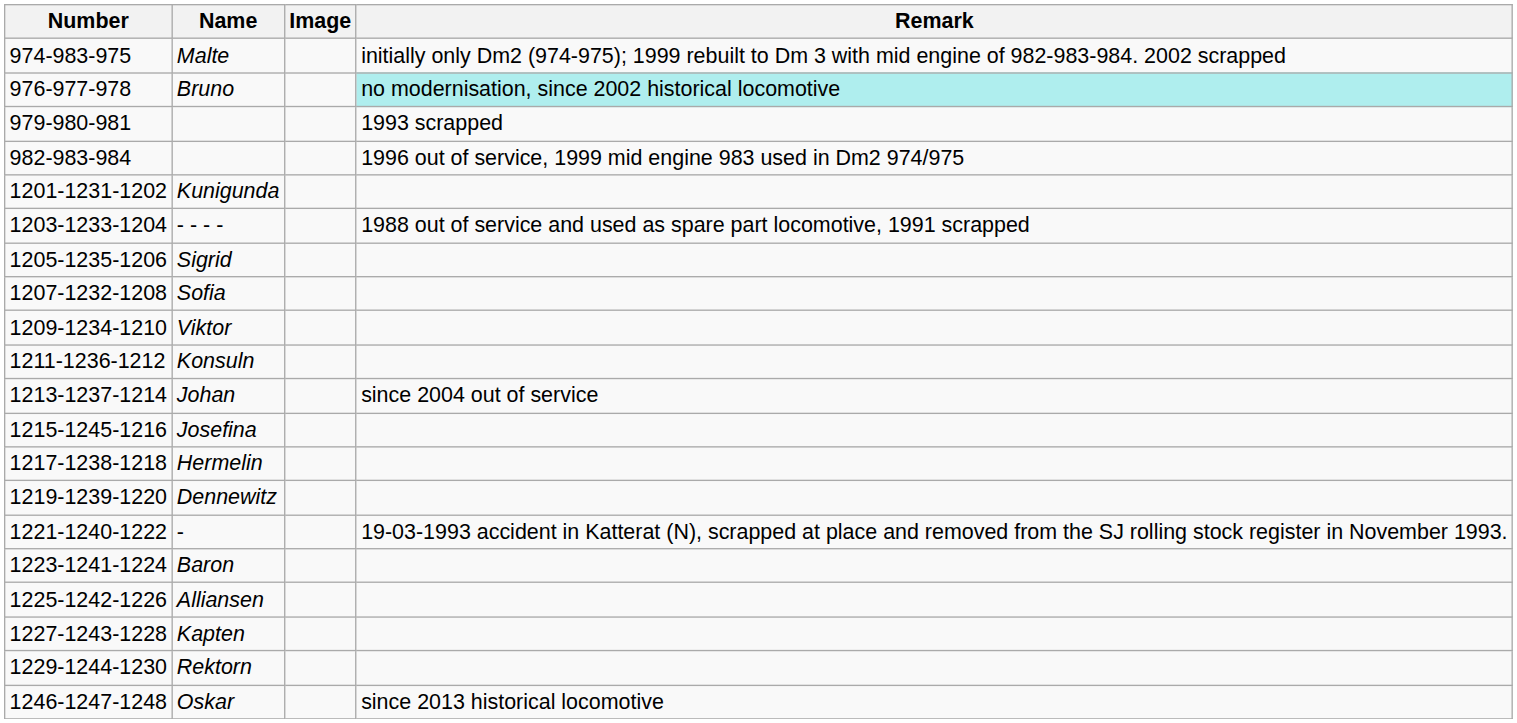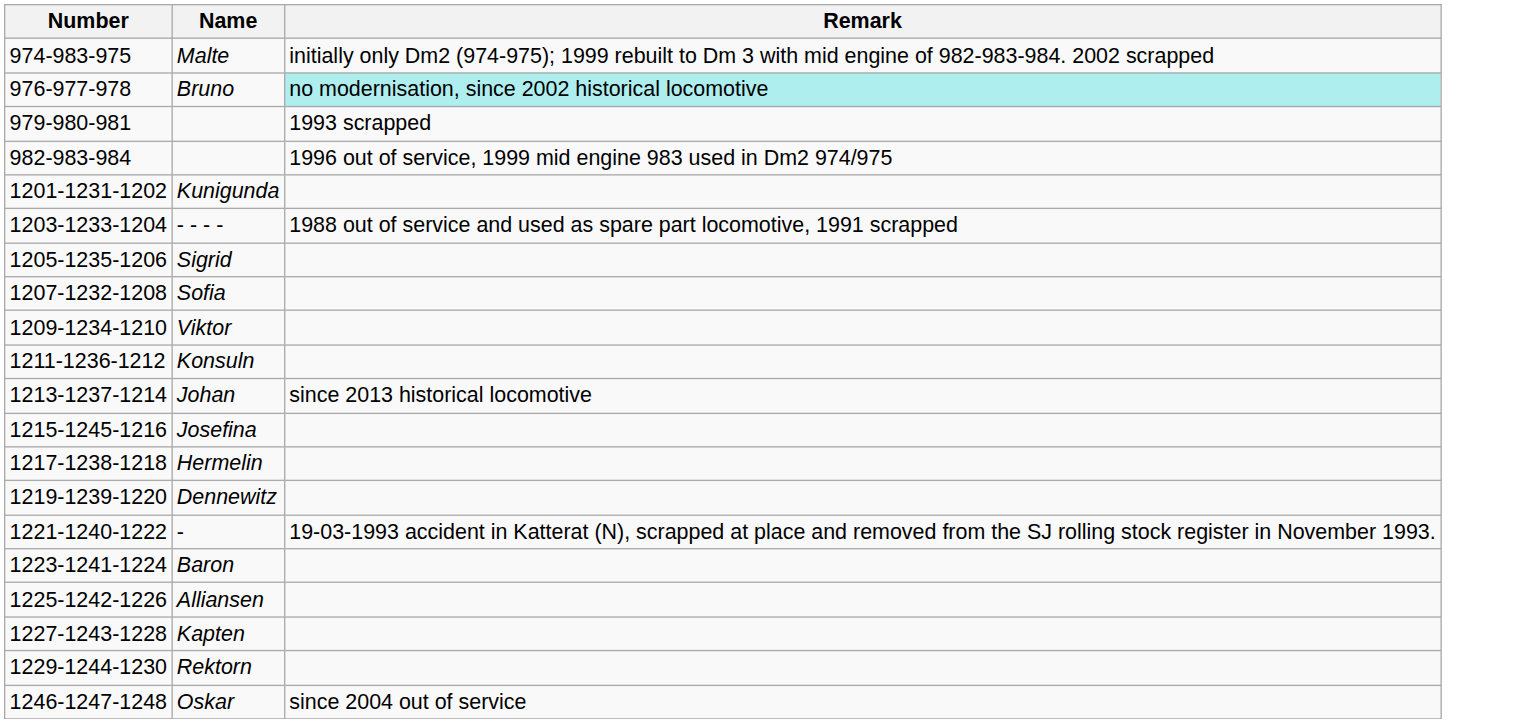- column: (320, 21)
(480, 395) since 2004 out of service -> (441, 395) since 2013 historical locomotive
(512, 701) since 2013 historical locomotive -> (408, 701) since 2004 out of service
